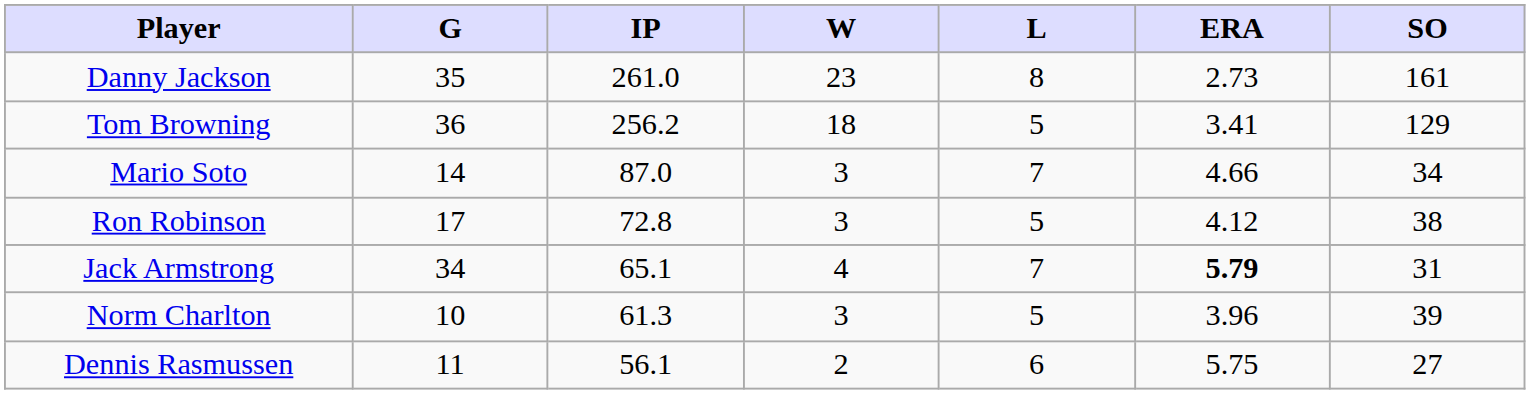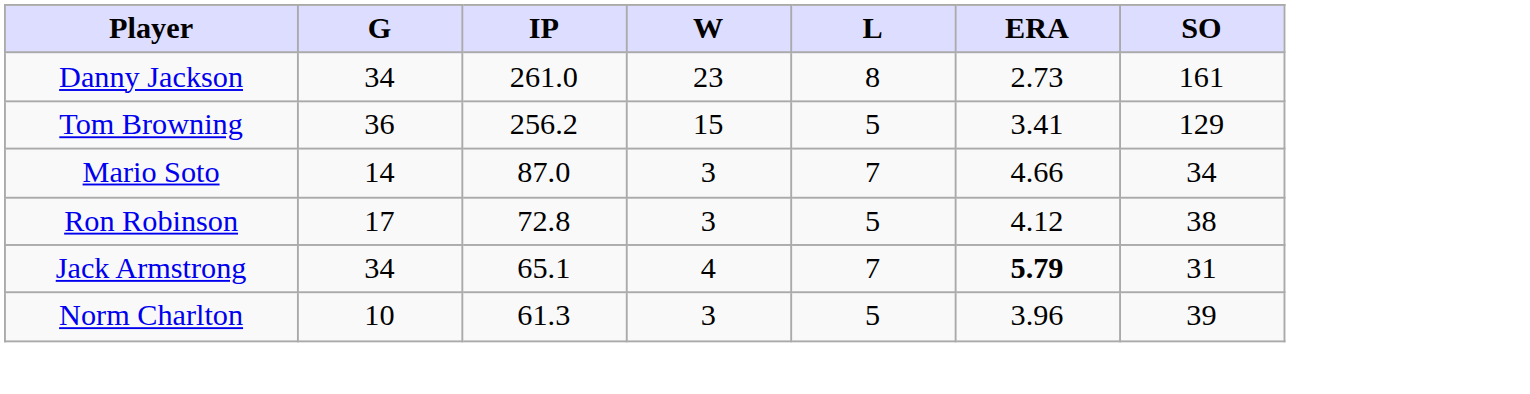(450, 76) 35 -> (379, 76) 34
(841, 124) 18 -> (708, 124) 15
- row: (179, 364)
